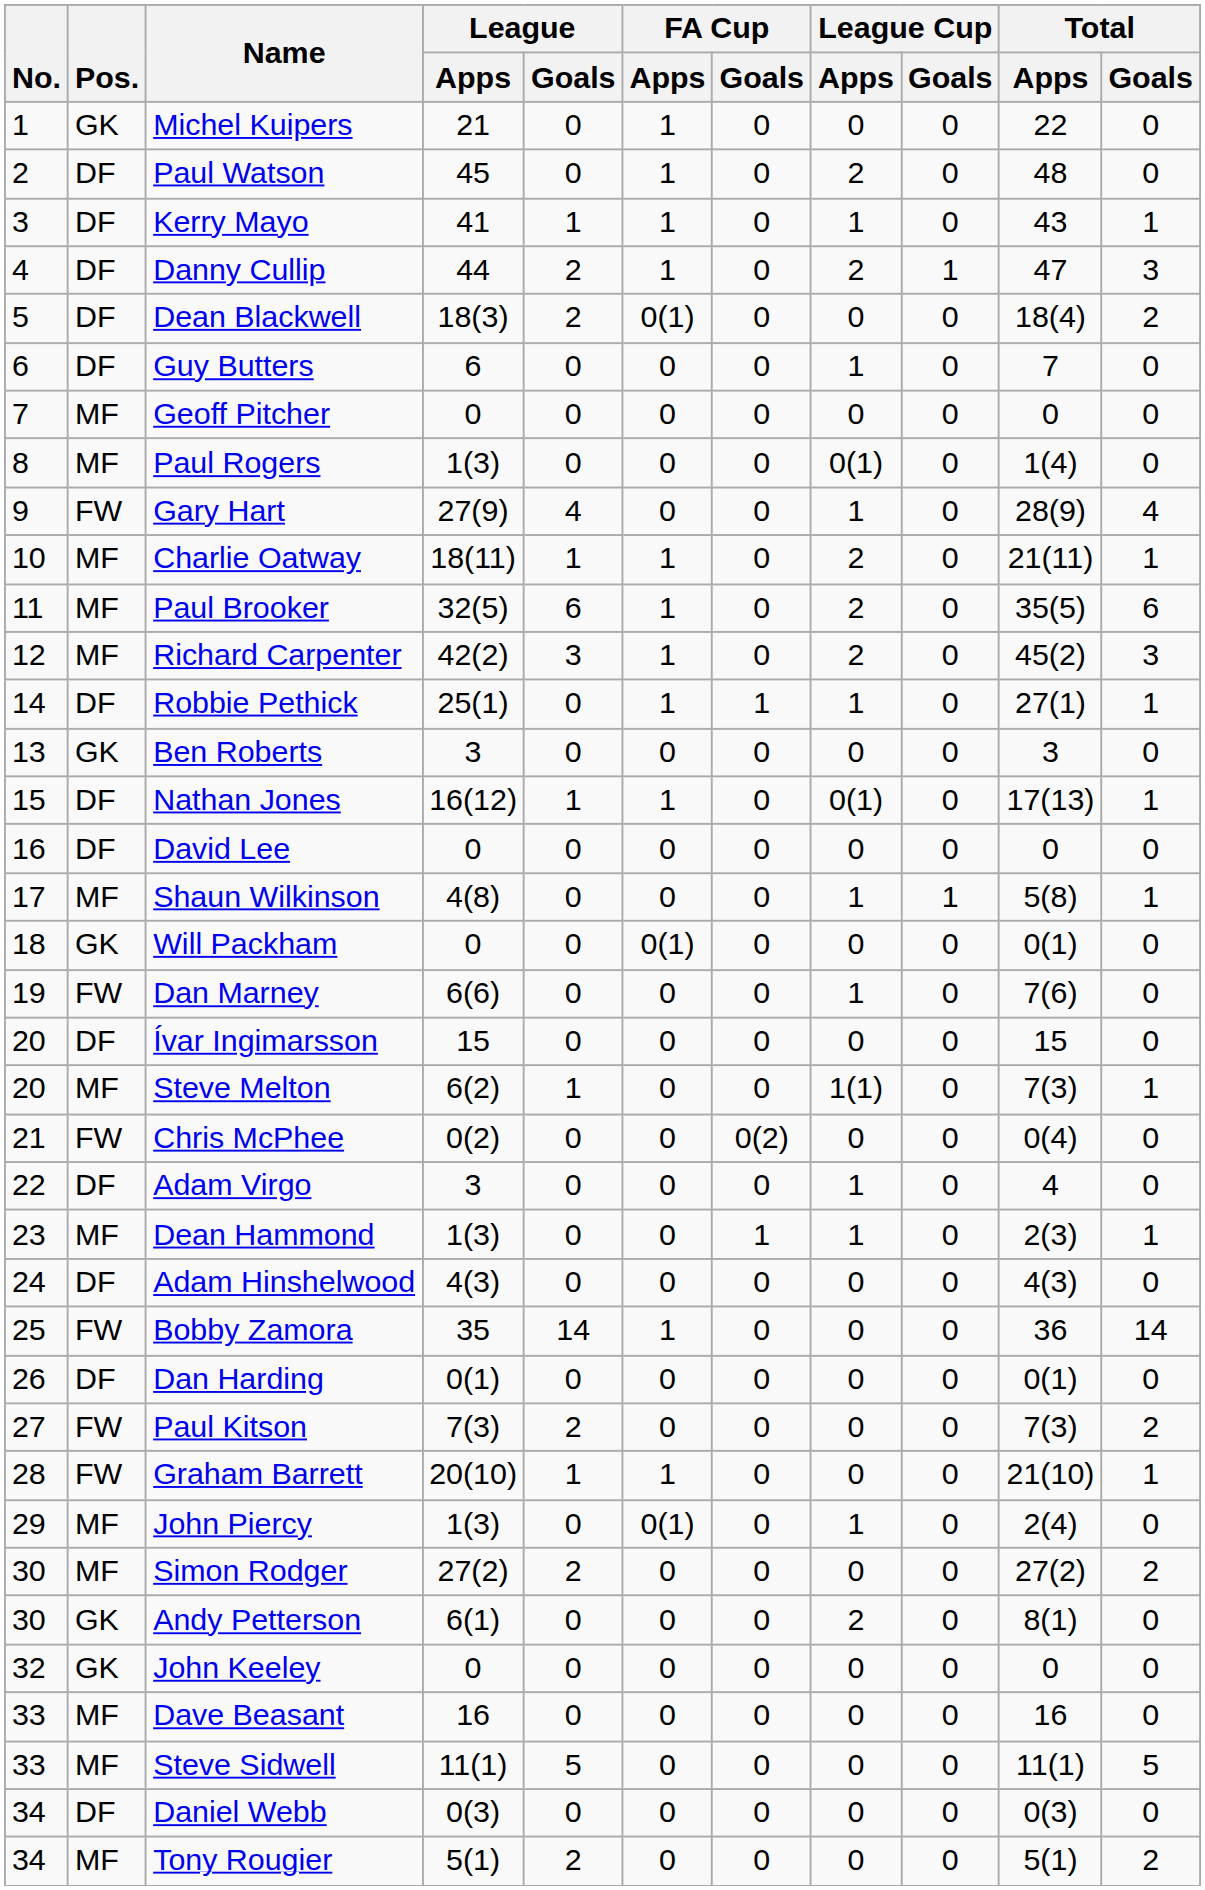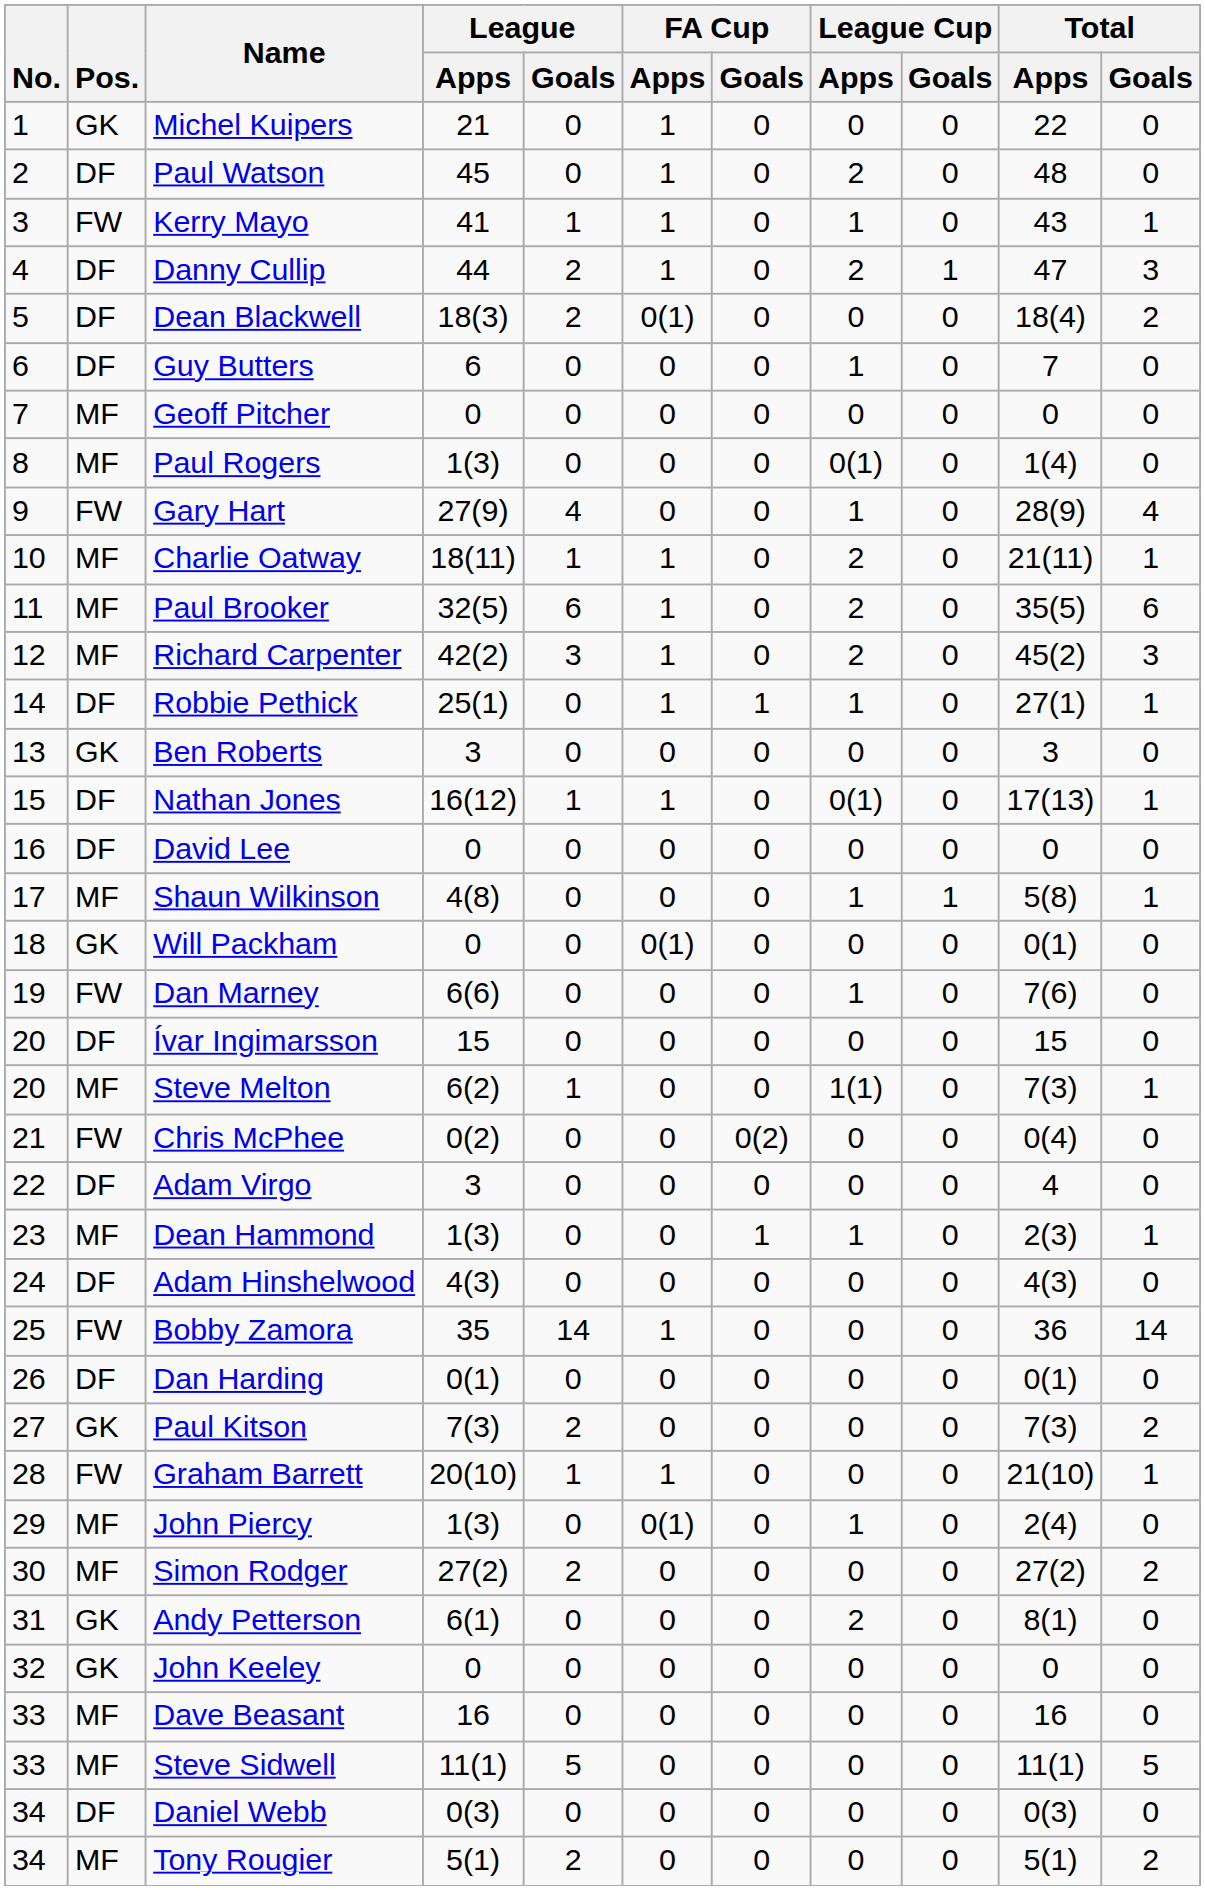(95, 221) DF -> (99, 221) FW
(856, 1185) 1 -> (856, 1185) 0
(99, 1426) FW -> (97, 1426) GK
(29, 1619) 30 -> (29, 1619) 31
